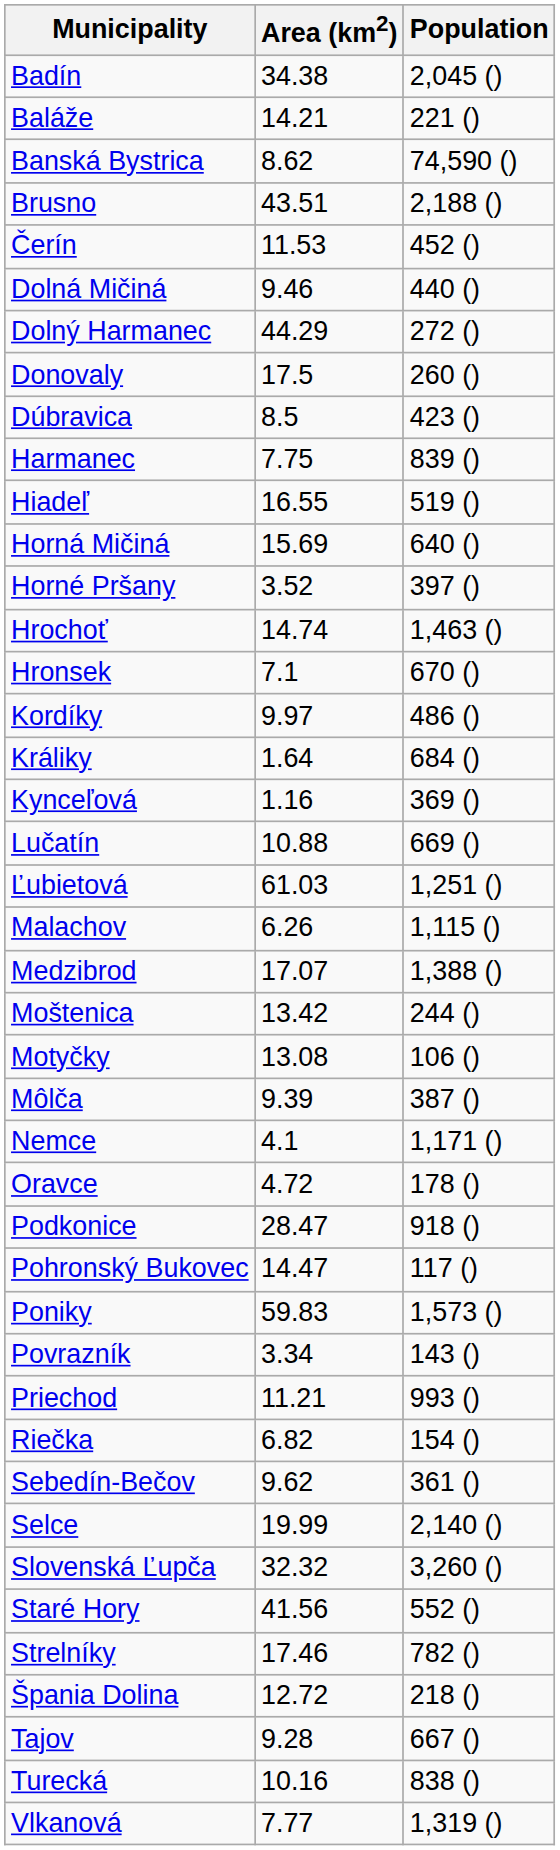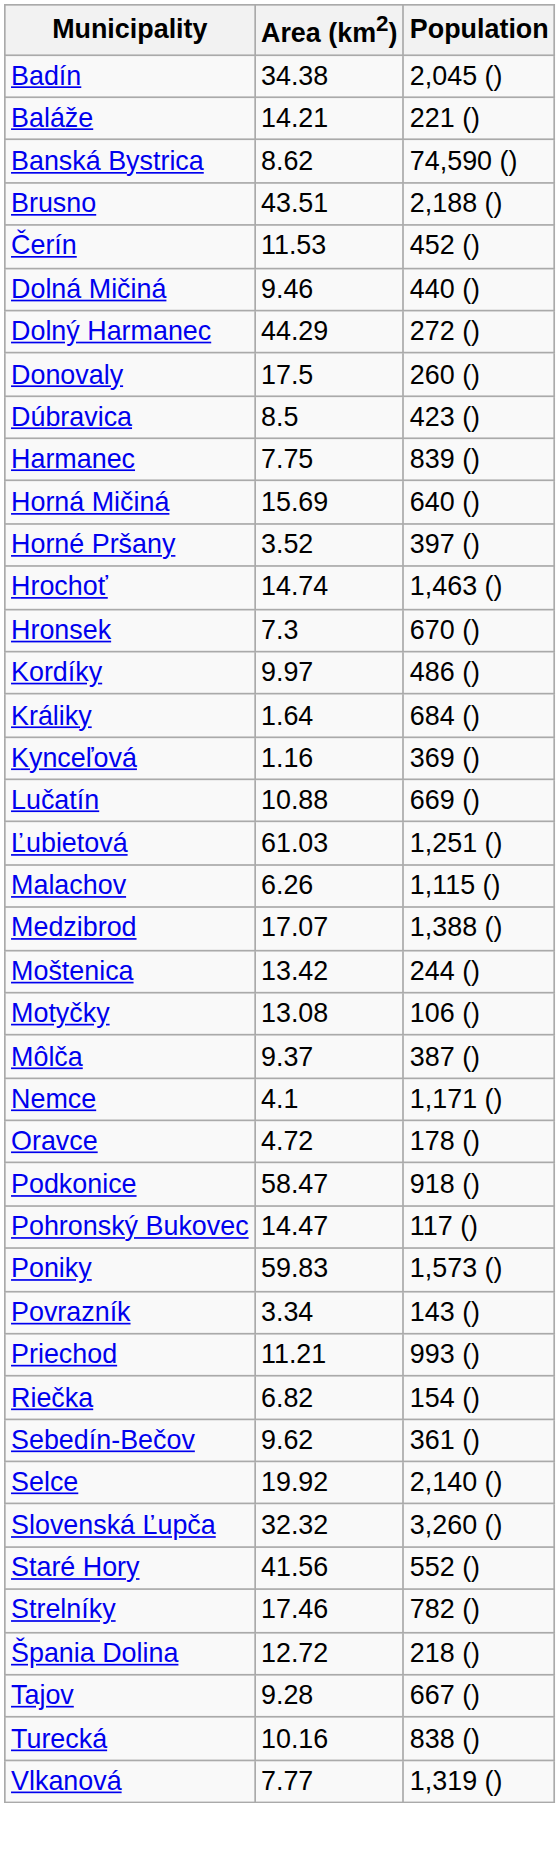- row: (50, 502)
(280, 672) 7.1 -> (280, 629) 7.3
(287, 1098) 9.39 -> (287, 1056) 9.37
(295, 1226) 28.47 -> (295, 1184) 58.47
(295, 1525) 19.99 -> (295, 1482) 19.92
